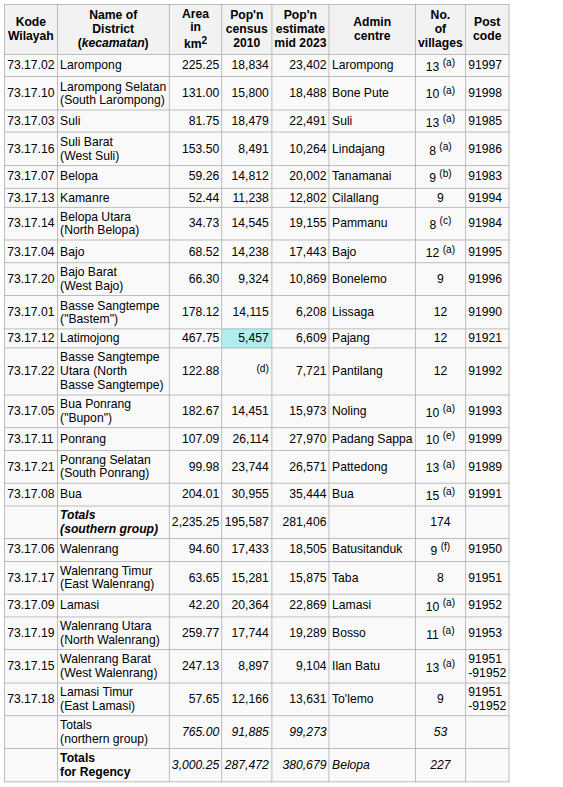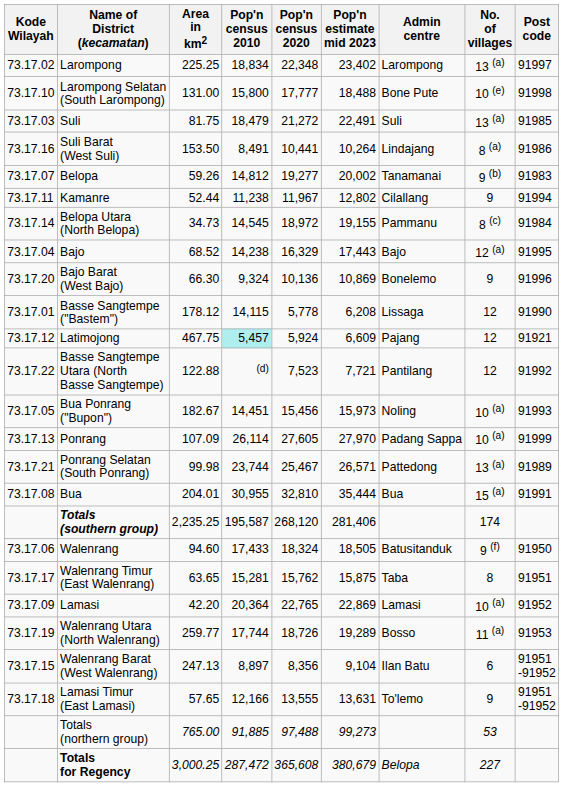+ column: (296, 29)
(440, 93) 10 (a) -> (490, 93) 10 (e)
(31, 197) 73.17.13 -> (30, 197) 73.17.11
(30, 439) 73.17.11 -> (31, 439) 73.17.13
(440, 439) 10 (e) -> (490, 439) 10 (a)
(440, 666) 13 (a) -> (490, 666) 6
